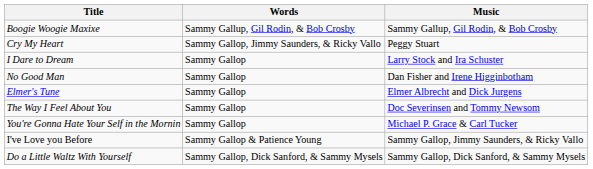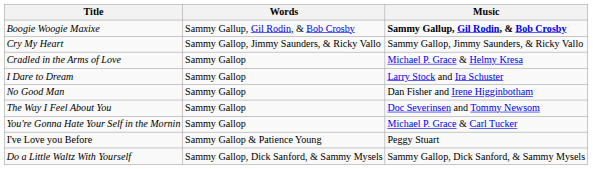(472, 28) normal -> (477, 28) bold
(413, 44) Peggy Stuart -> (485, 44) Sammy Gallop, Jimmy Saunders, & Ricky Vallo
+ row: (64, 60)
- row: (33, 92)
(485, 140) Sammy Gallop, Jimmy Saunders, & Ricky Vallo -> (413, 140) Peggy Stuart
